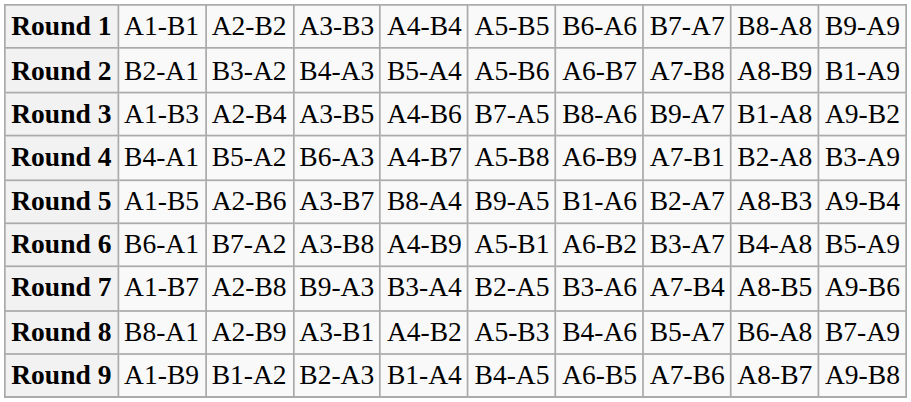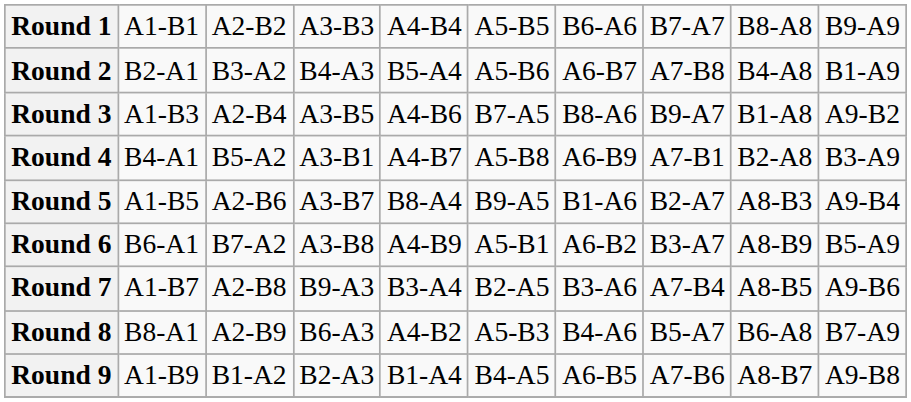(775, 69) A8-B9 -> (775, 69) B4-A8
(337, 157) B6-A3 -> (337, 157) A3-B1
(775, 244) B4-A8 -> (775, 244) A8-B9
(337, 331) A3-B1 -> (337, 331) B6-A3
